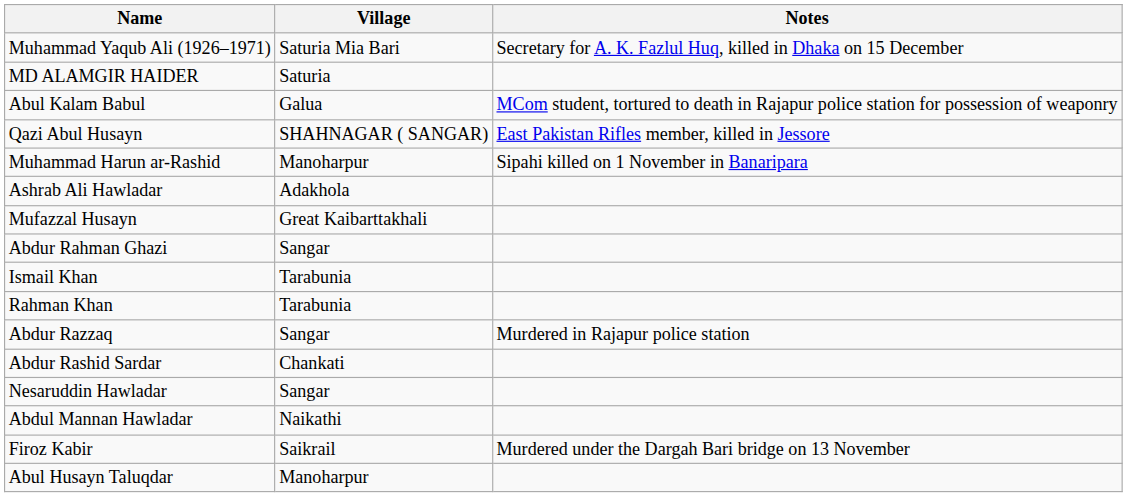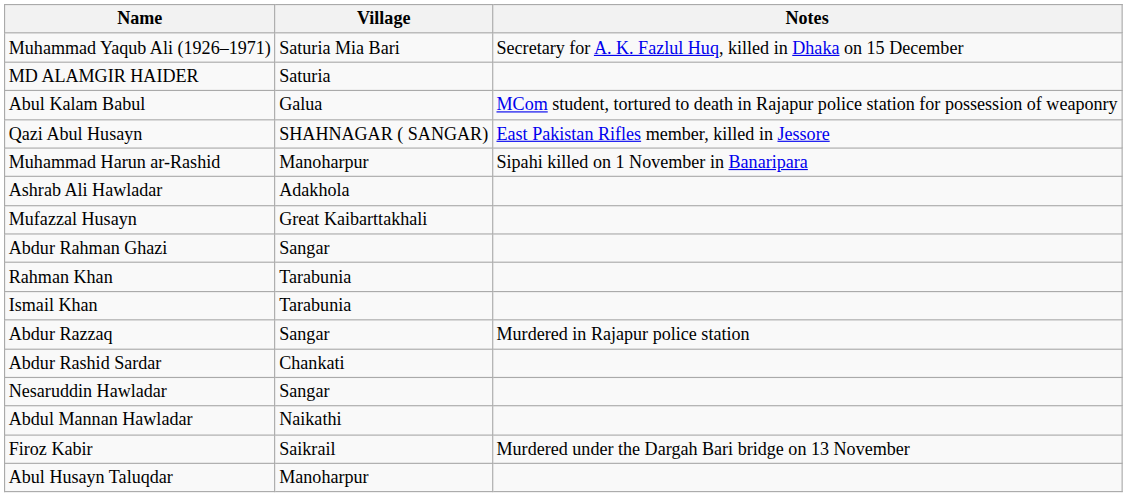rows swapped: (53, 276) <-> (61, 305)
